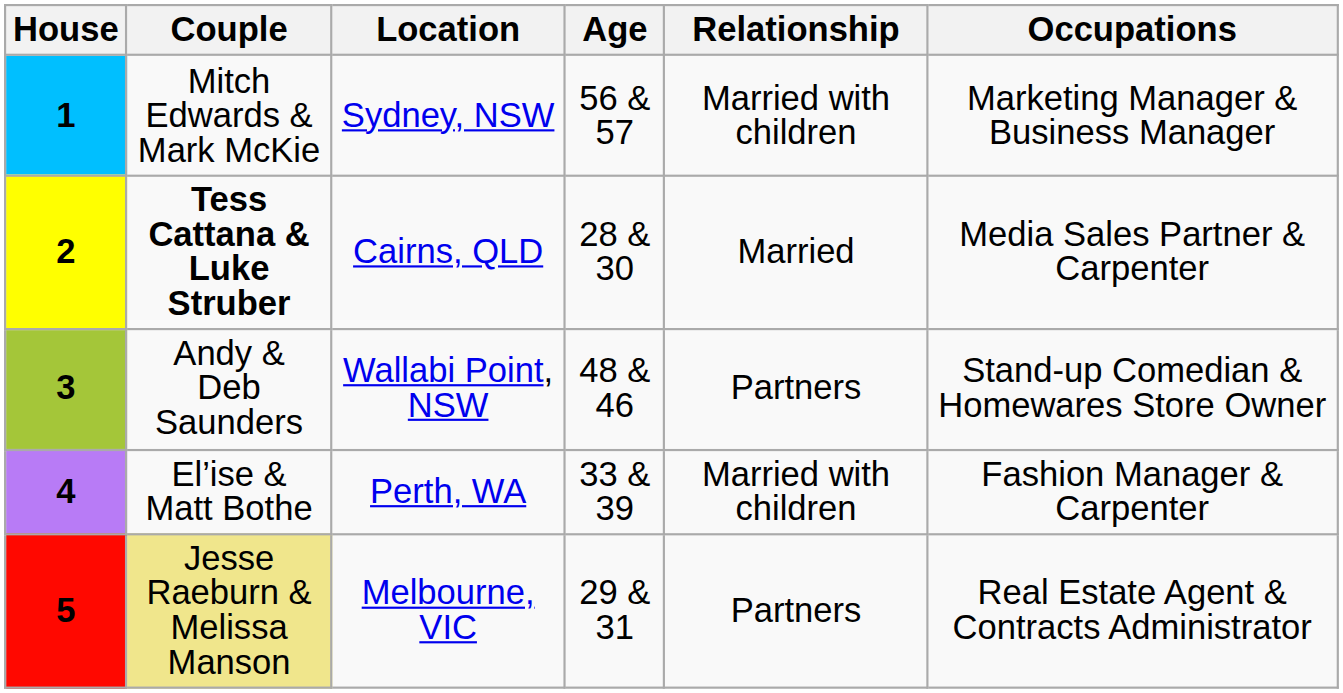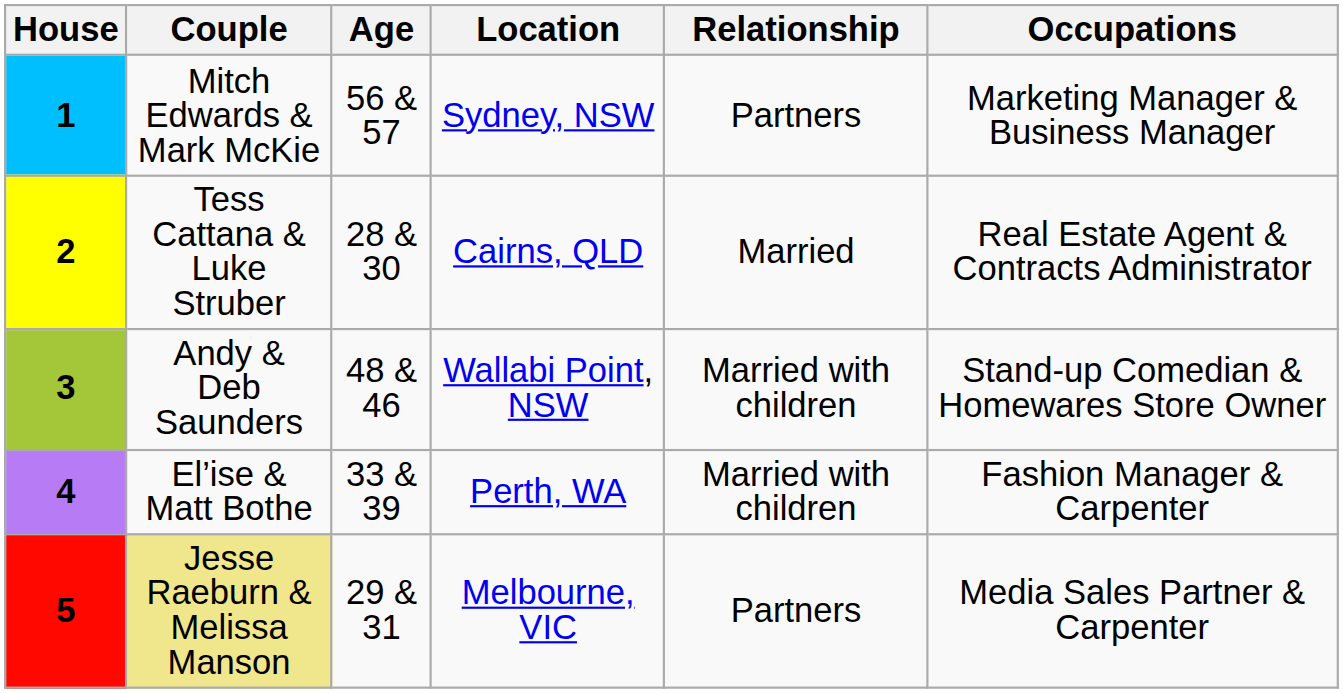columns swapped: (615, 29) <-> (448, 29)
(796, 114) Married with children -> (796, 114) Partners
(229, 251) bold -> (229, 251) normal
(1132, 251) Media Sales Partner & Carpenter -> (1132, 251) Real Estate Agent & Contracts Administrator
(796, 388) Partners -> (796, 388) Married with children
(1132, 610) Real Estate Agent & Contracts Administrator -> (1132, 610) Media Sales Partner & Carpenter
